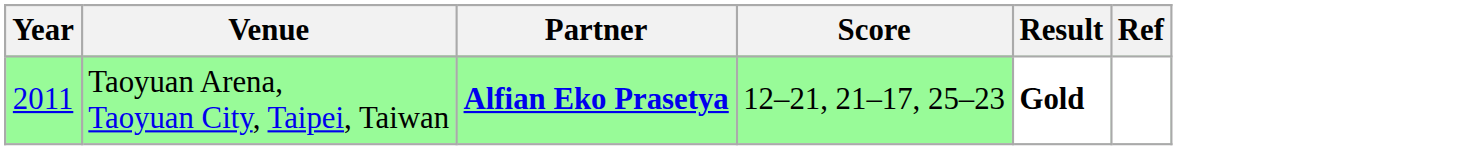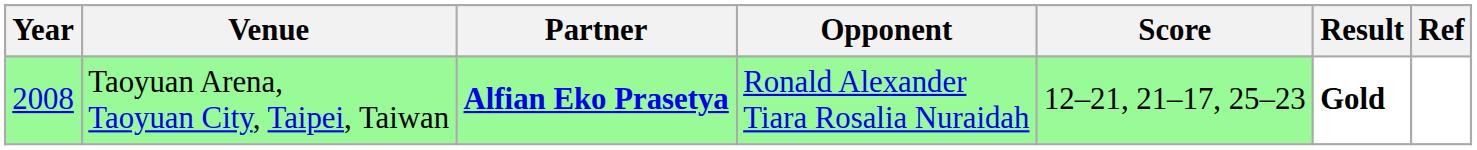+ column: (886, 30)
(43, 99) 2011 -> (43, 99) 2008
